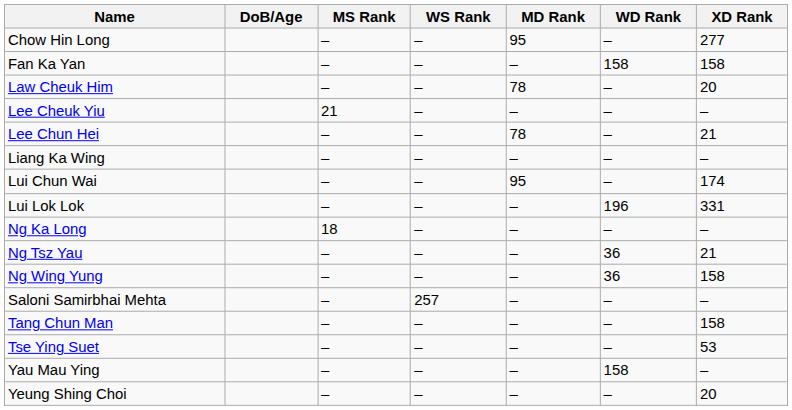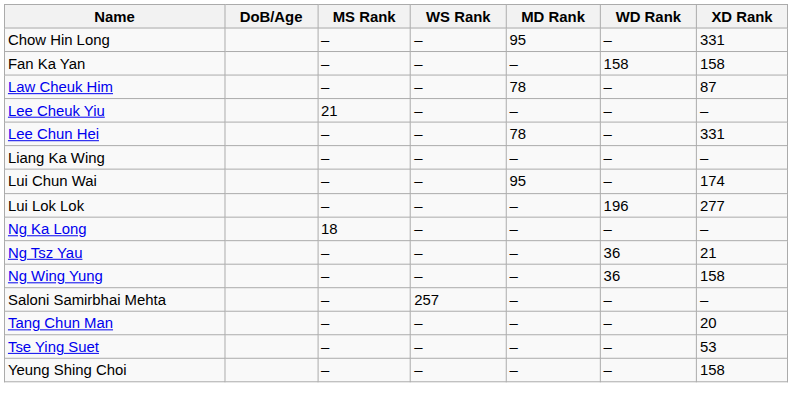(712, 40) 277 -> (712, 40) 331
(708, 87) 20 -> (708, 87) 87
(708, 134) 21 -> (712, 134) 331
(712, 205) 331 -> (712, 205) 277
(712, 323) 158 -> (708, 323) 20
- row: (54, 370)
(708, 394) 20 -> (712, 370) 158
